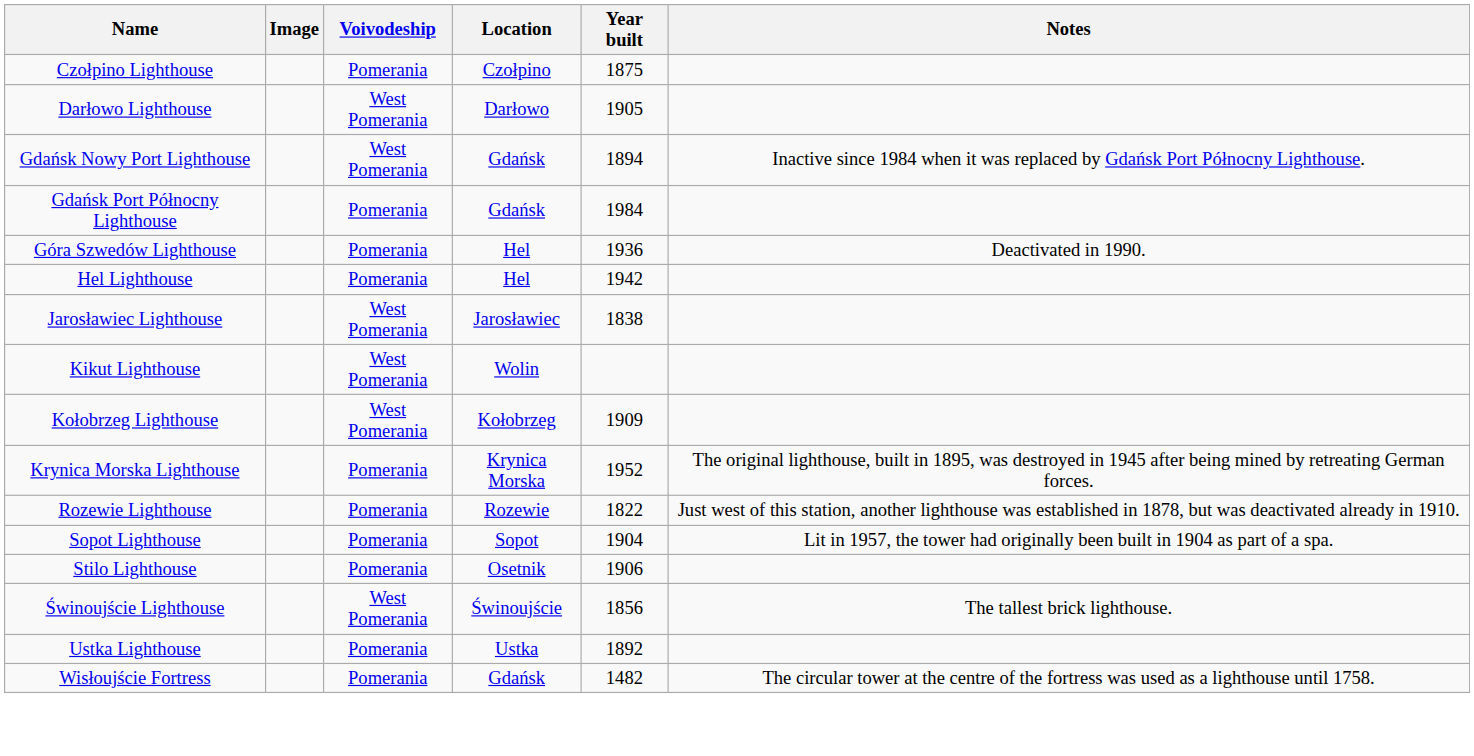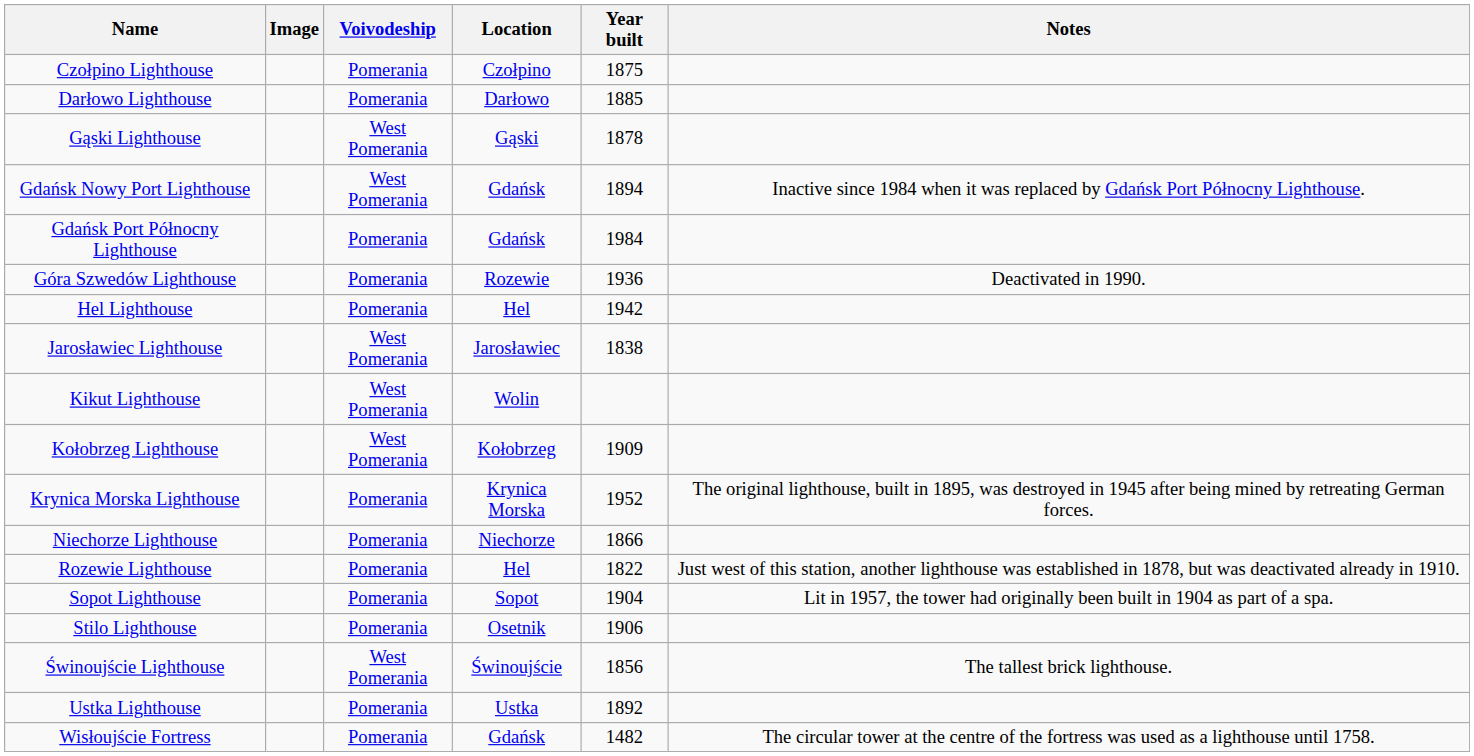(388, 109) West Pomerania -> (388, 98) Pomerania
(624, 109) 1905 -> (624, 98) 1885
+ row: (135, 138)
(517, 249) Hel -> (517, 279) Rozewie
+ row: (135, 539)
(517, 510) Rozewie -> (517, 568) Hel
